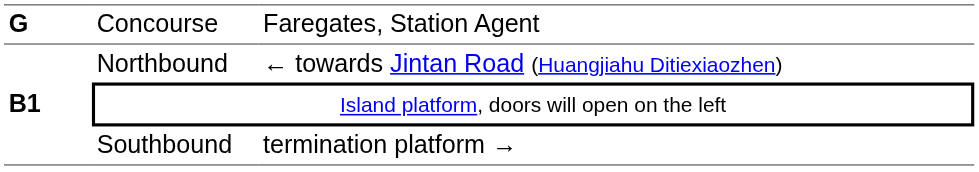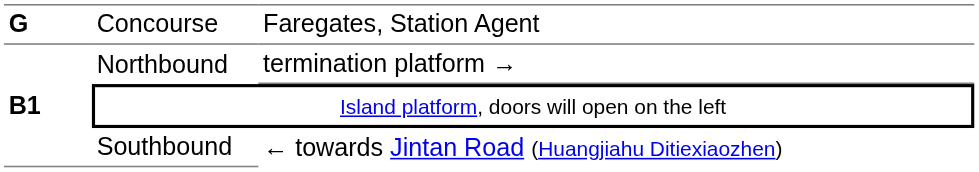(523, 63) ← towards Jintan Road (Huangjiahu Ditiexiaozhen) -> (390, 63) termination platform →
(390, 145) termination platform → -> (523, 147) ← towards Jintan Road (Huangjiahu Ditiexiaozhen)
